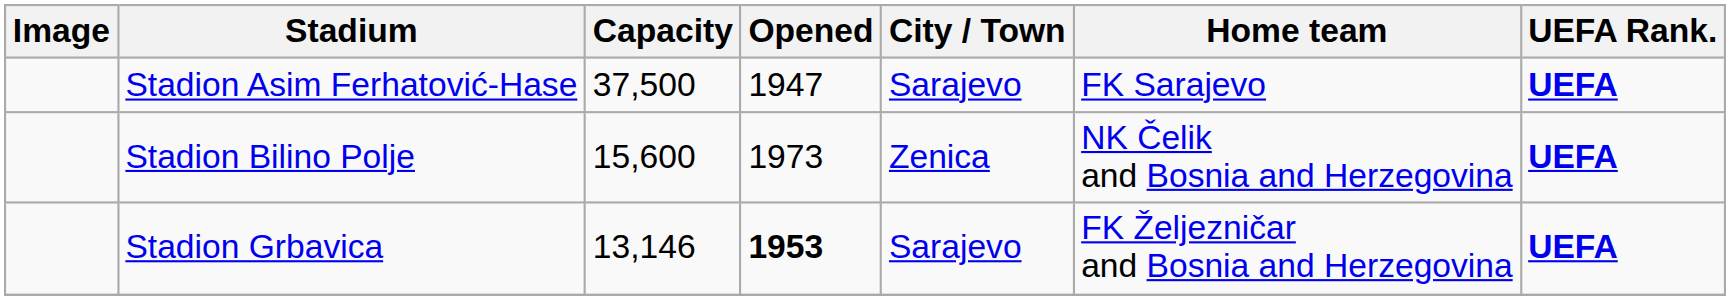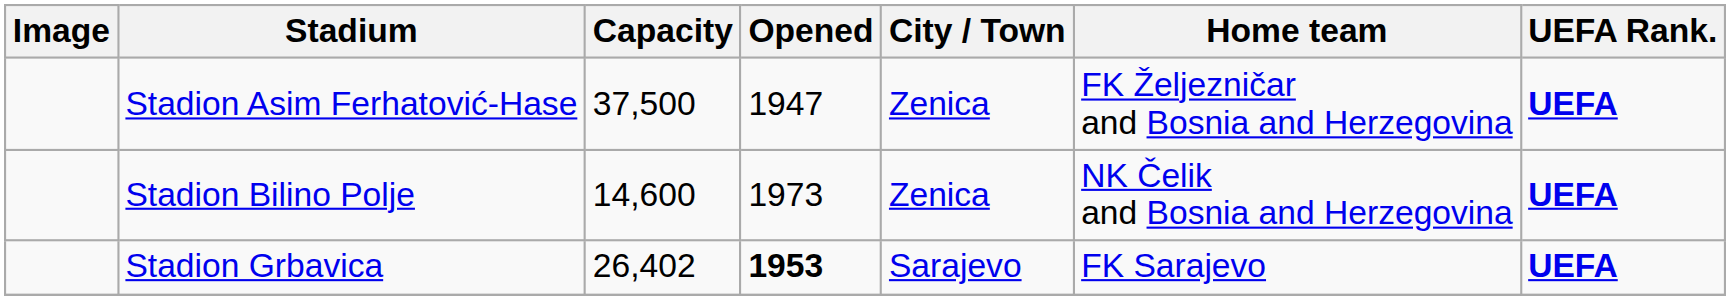(955, 84) Sarajevo -> (939, 103) Zenica
(1174, 84) FK Sarajevo -> (1297, 103) FK Željezničar and Bosnia and Herzegovina
(644, 156) 15,600 -> (644, 194) 14,600
(644, 247) 13,146 -> (644, 266) 26,402
(1297, 247) FK Željezničar and Bosnia and Herzegovina -> (1174, 266) FK Sarajevo
